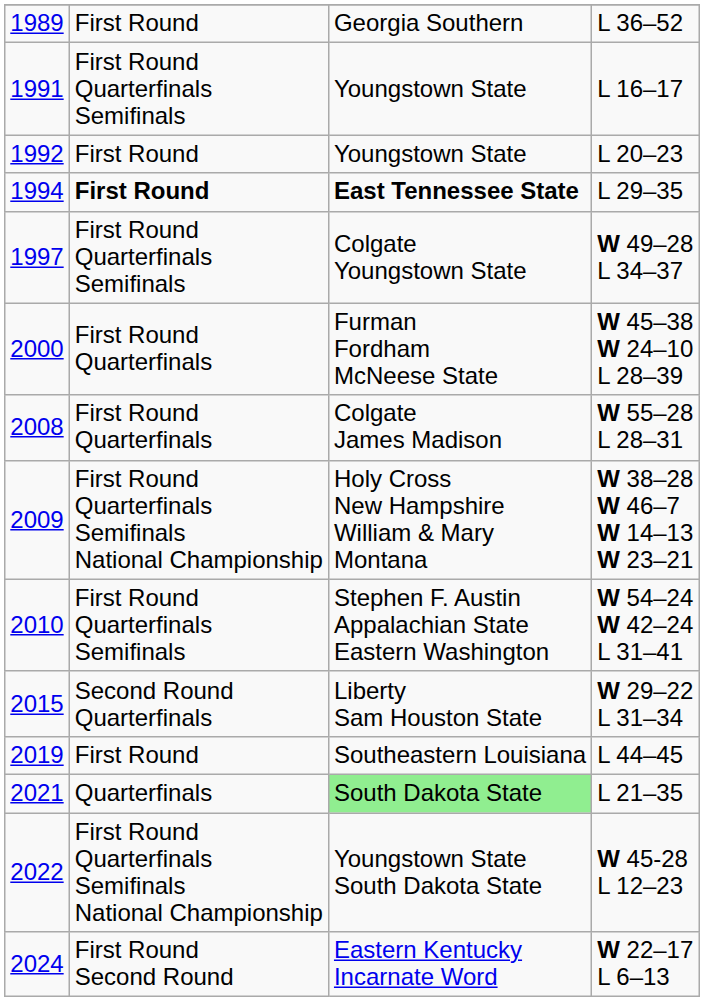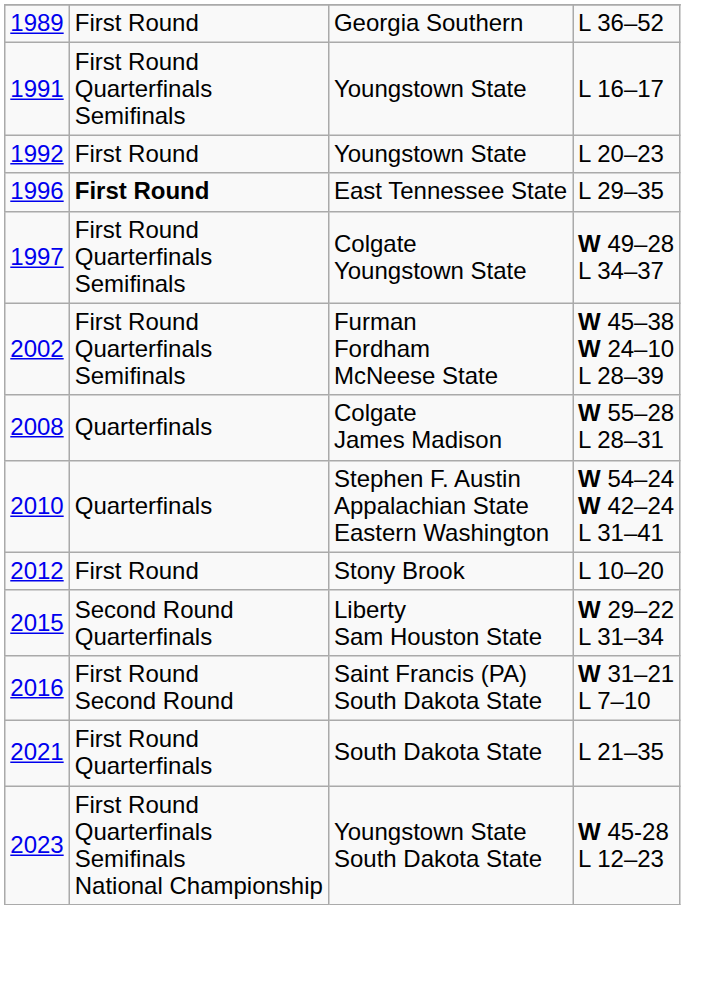(37, 191) 1994 -> (37, 191) 1996
(456, 191) bold -> (450, 191) normal
(37, 348) 2000 -> (37, 348) 2002
(143, 348) First Round Quarterfinals -> (143, 348) First Round Quarterfinals Semifinals
(143, 427) First Round Quarterfinals -> (143, 427) Quarterfinals
- row: (645, 519)
(143, 625) First Round Quarterfinals Semifinals -> (143, 505) Quarterfinals
+ row: (621, 571)
+ row: (626, 687)
- row: (640, 755)
(143, 793) Quarterfinals -> (143, 752) First Round Quarterfinals
(438, 793) lightgreen background -> (438, 752) no background
(37, 871) 2022 -> (37, 844) 2023
- row: (645, 963)
